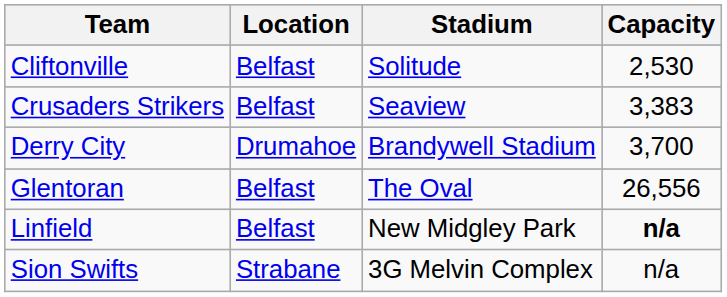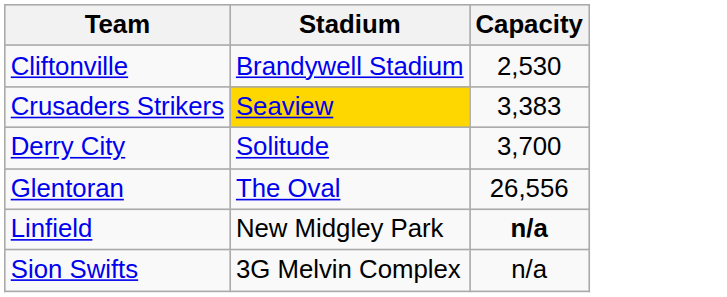- column: (296, 24)
(415, 65) Solitude -> (350, 65) Brandywell Stadium
(417, 106) no background -> (285, 106) gold background
(482, 147) Brandywell Stadium -> (282, 147) Solitude
